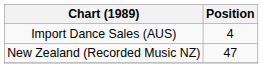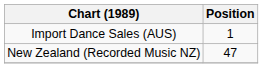(230, 33) 4 -> (230, 33) 1
